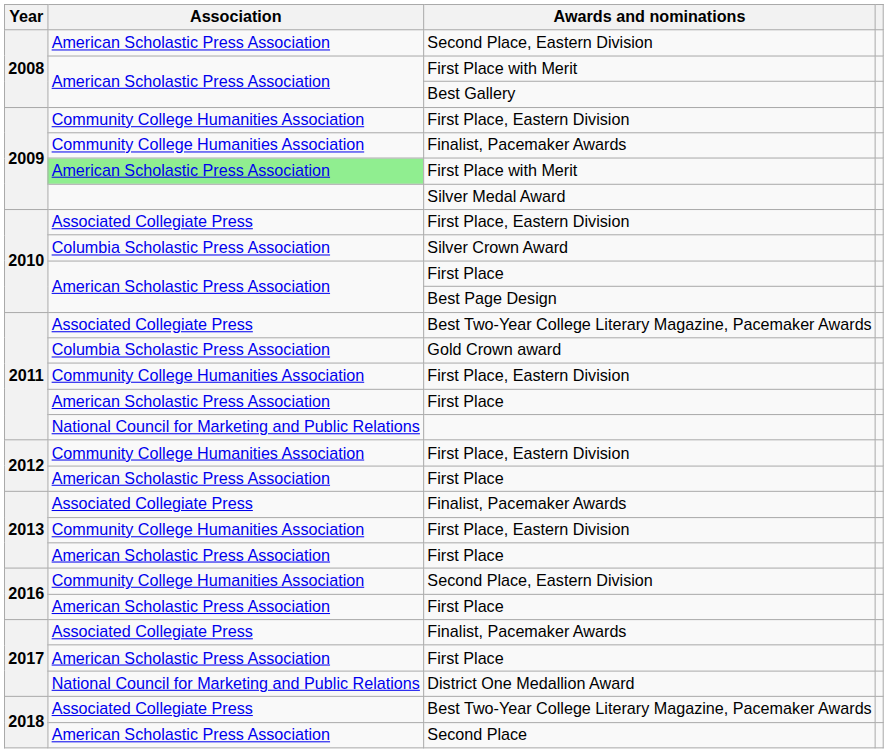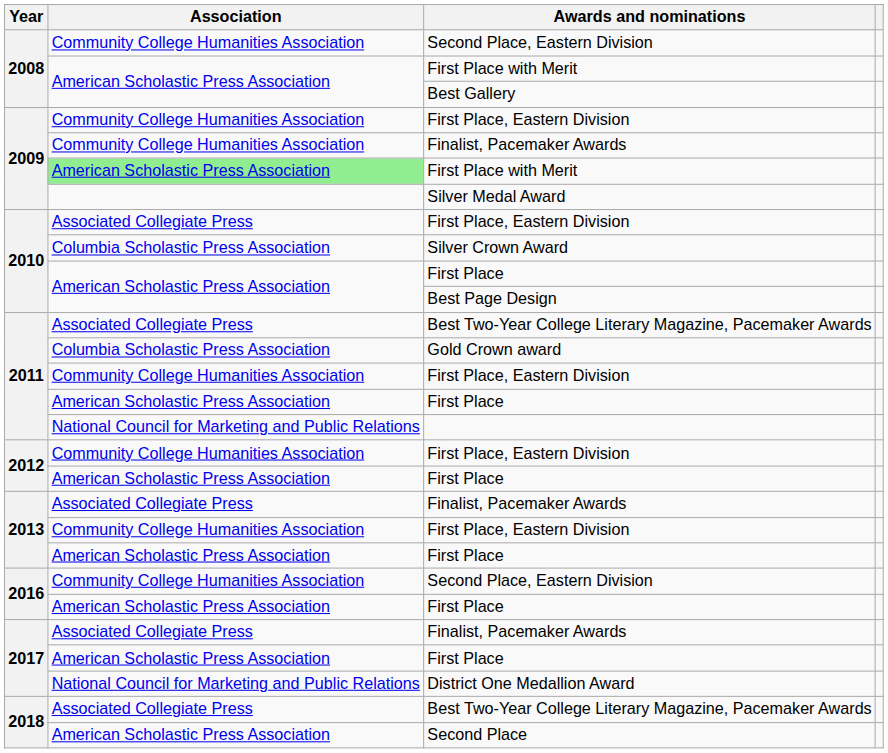(191, 42) American Scholastic Press Association -> (208, 42) Community College Humanities Association
